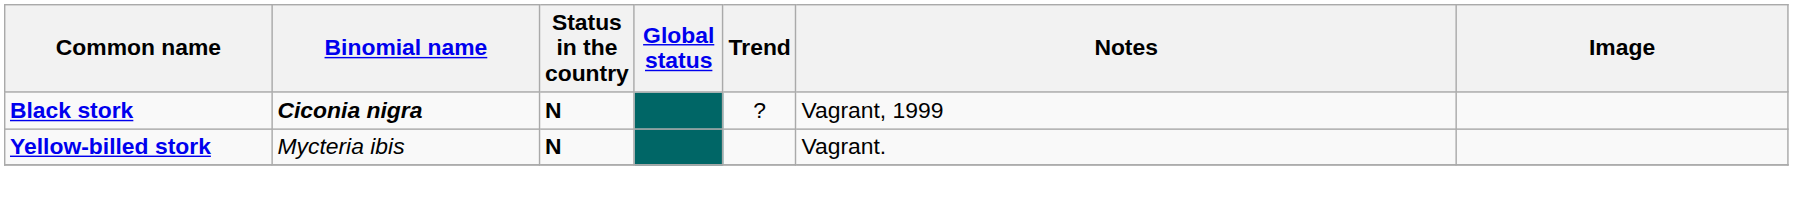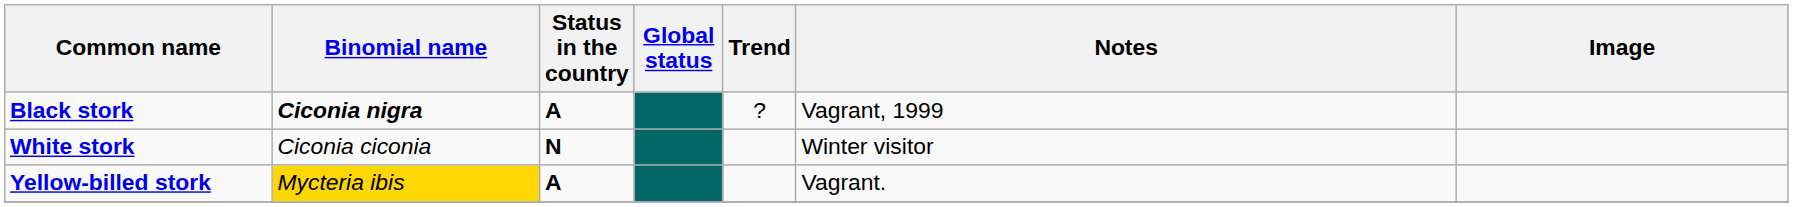(553, 110) N -> (553, 110) A
+ row: (72, 146)
(341, 146) no background -> (341, 182) gold background
(553, 146) N -> (553, 182) A
